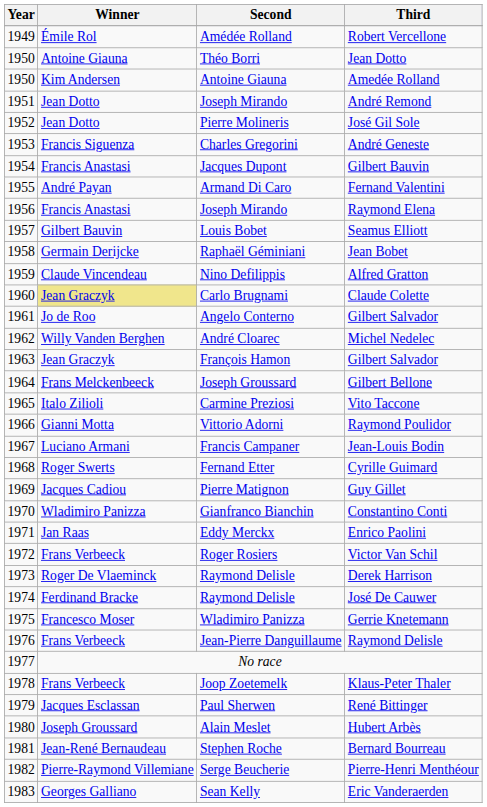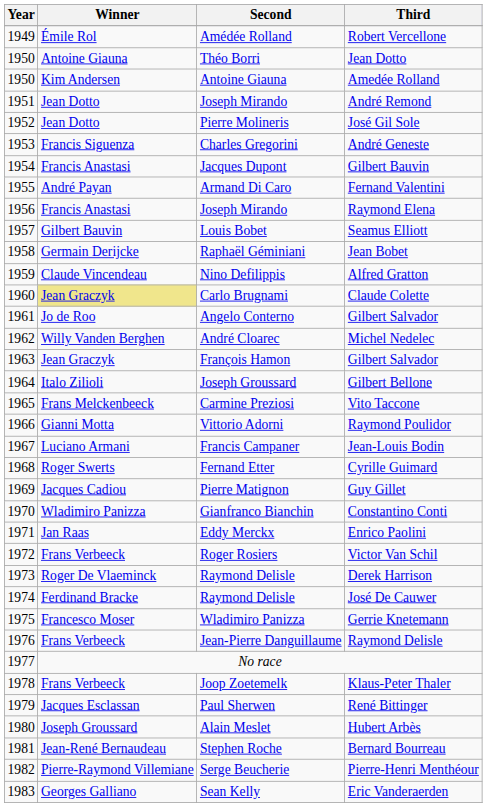(97, 381) Frans Melckenbeeck -> (72, 381) Italo Zilioli
(72, 403) Italo Zilioli -> (97, 403) Frans Melckenbeeck
